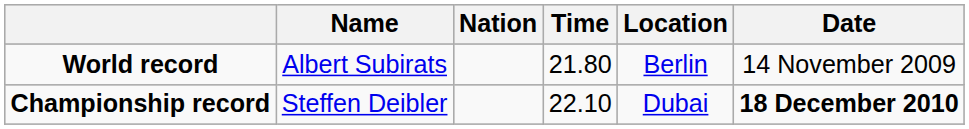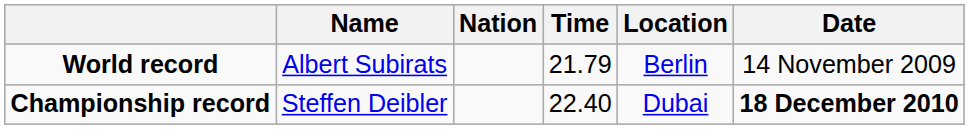(580, 64) 21.80 -> (580, 64) 21.79
(580, 104) 22.10 -> (580, 104) 22.40
